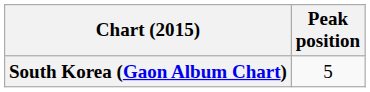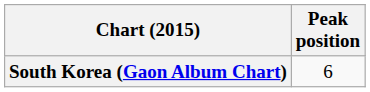(328, 71) 5 -> (328, 71) 6
